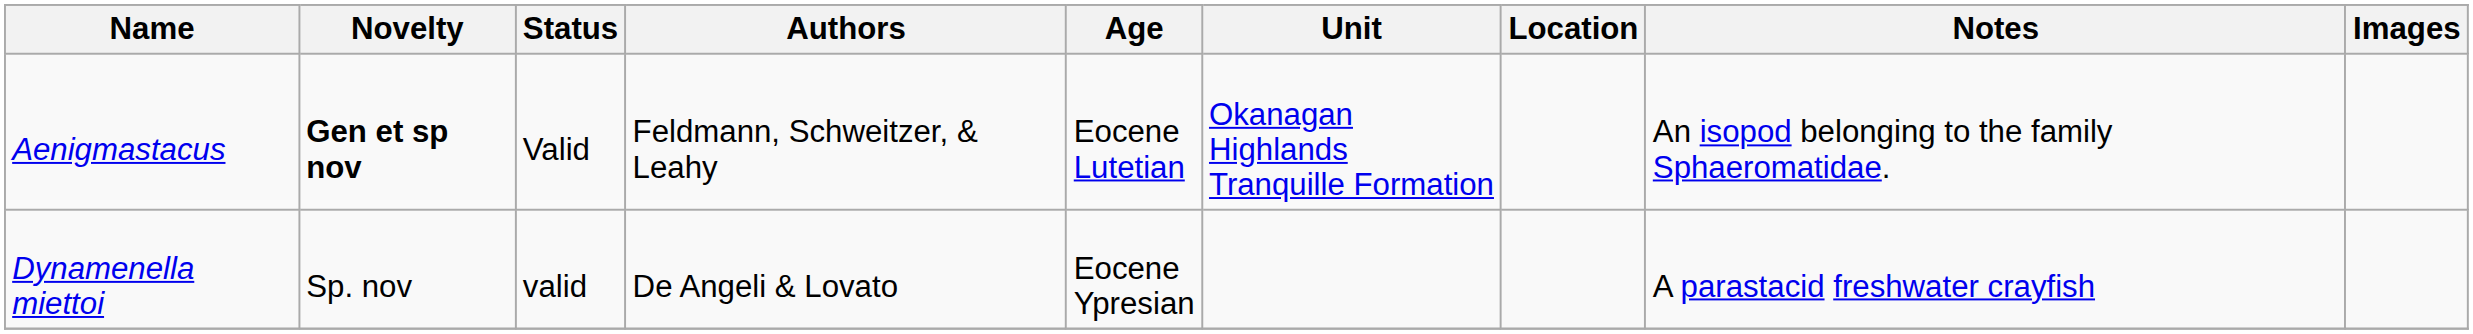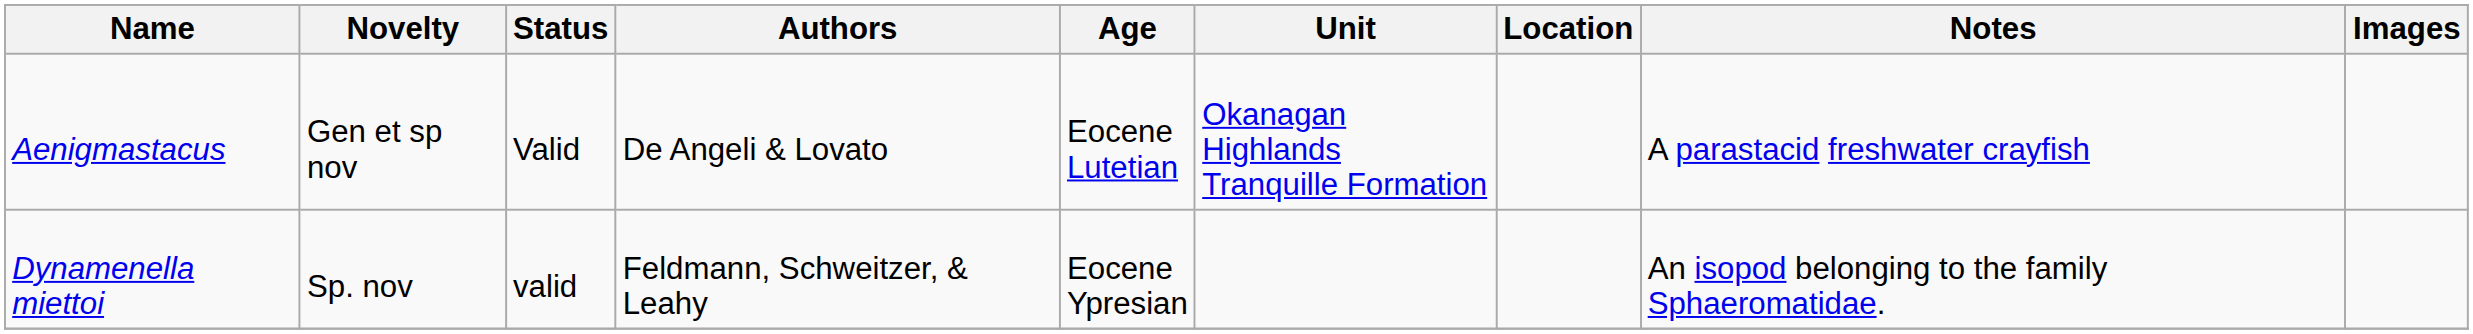(377, 148) bold -> (375, 148) normal
(805, 148) Feldmann, Schweitzer, & Leahy -> (755, 148) De Angeli & Lovato
(1883, 148) An isopod belonging to the family Sphaeromatidae. -> (1869, 148) A parastacid freshwater crayfish
(765, 286) De Angeli & Lovato -> (795, 286) Feldmann, Schweitzer, & Leahy
(1874, 286) A parastacid freshwater crayfish -> (1877, 286) An isopod belonging to the family Sphaeromatidae.
